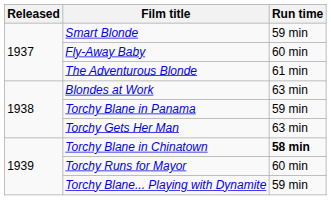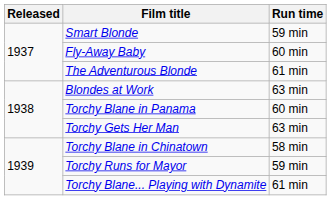(290, 109) 59 min -> (290, 109) 60 min
(291, 147) bold -> (290, 147) normal
(290, 166) 60 min -> (290, 166) 59 min
(290, 185) 59 min -> (290, 185) 61 min
